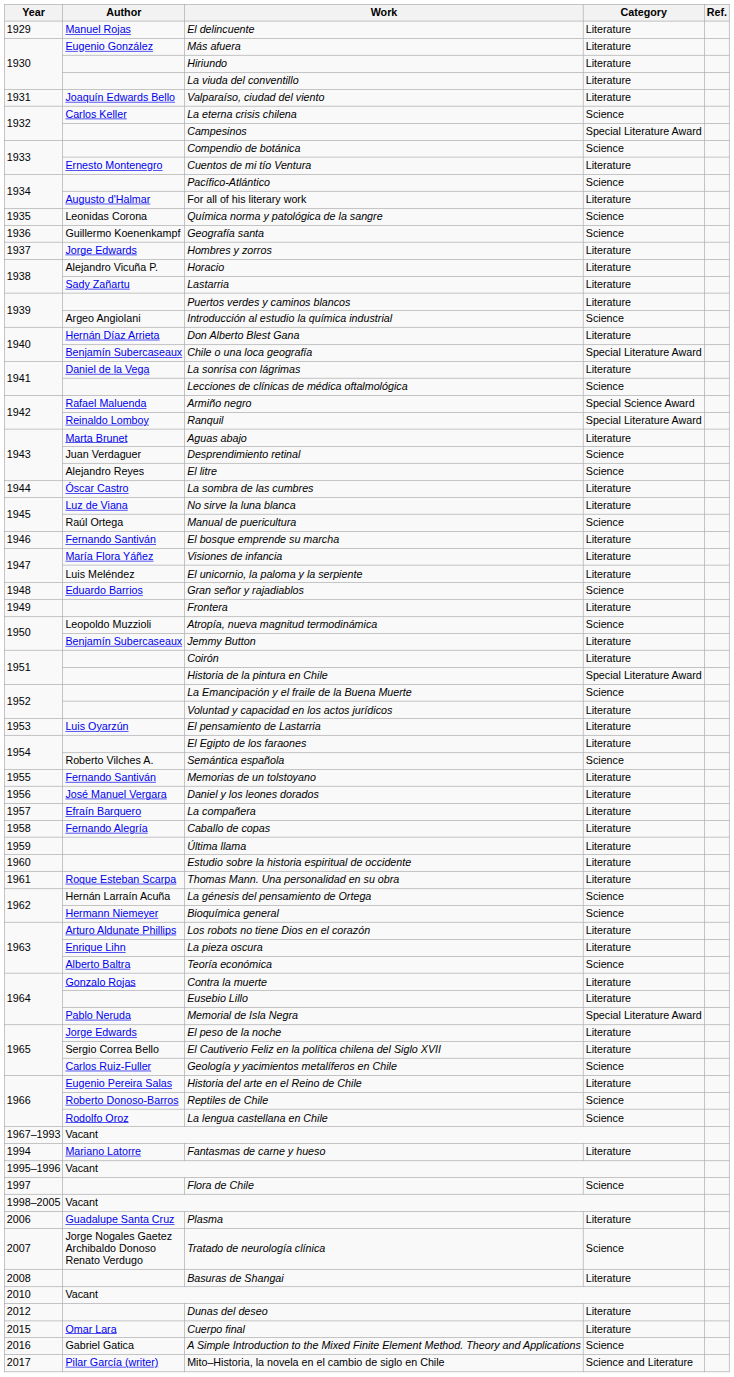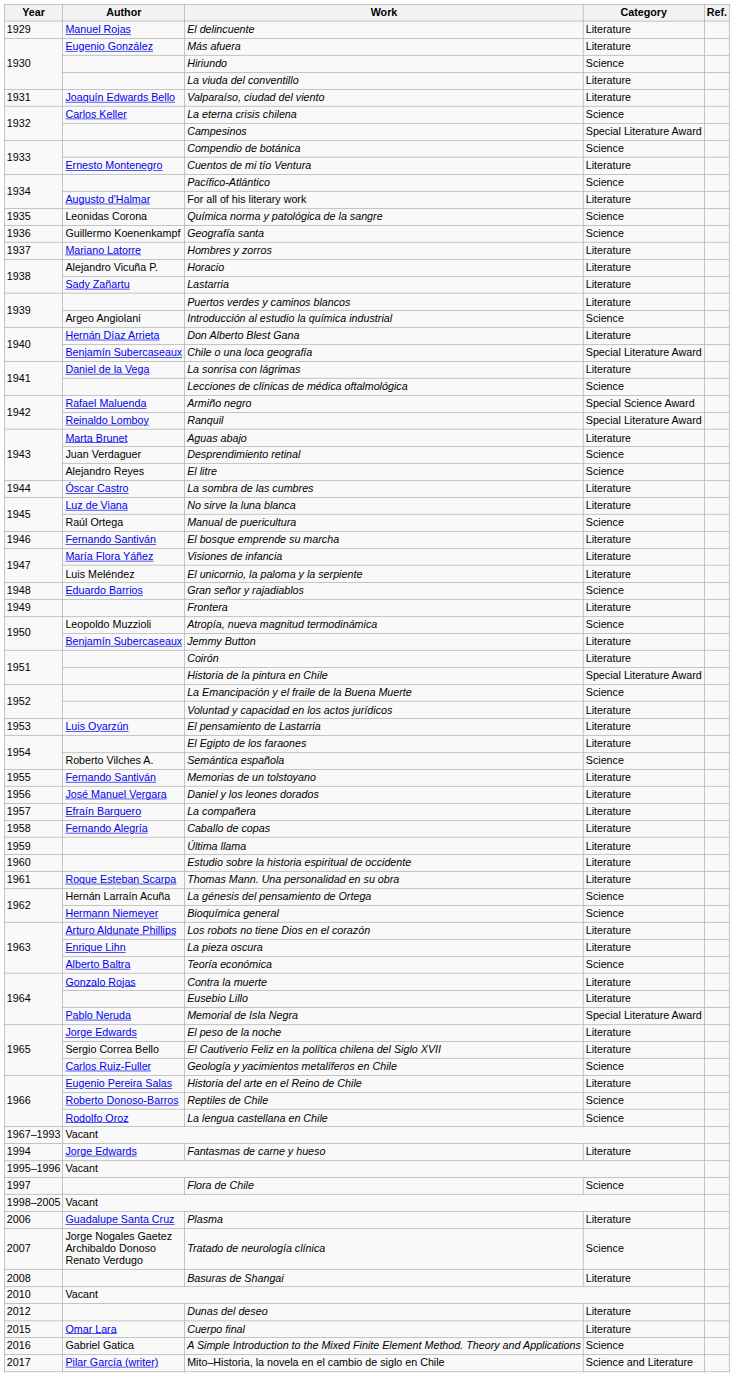(608, 64) Literature -> (605, 64) Science
(101, 251) Jorge Edwards -> (103, 251) Mariano Latorre
(103, 1152) Mariano Latorre -> (101, 1152) Jorge Edwards
